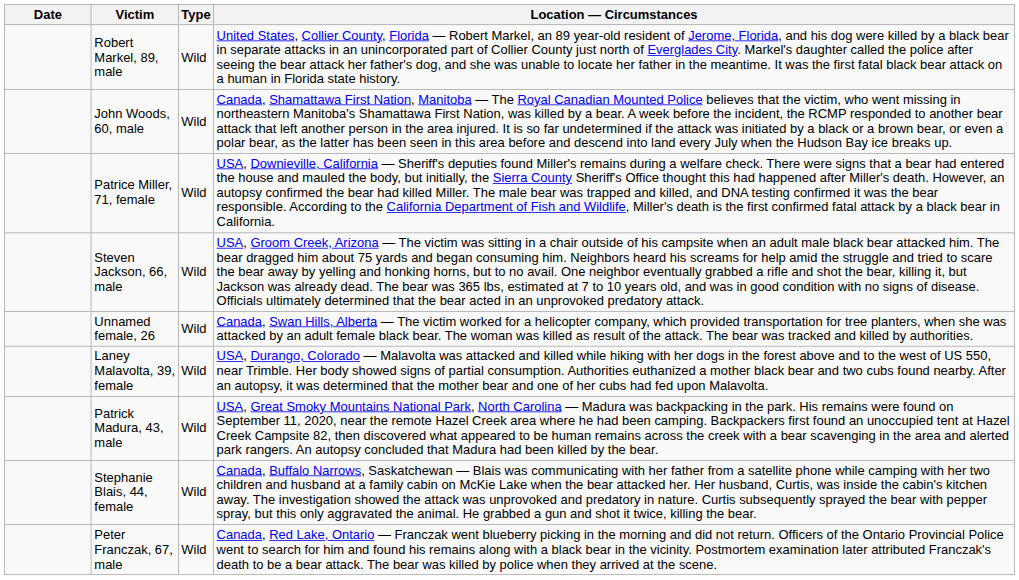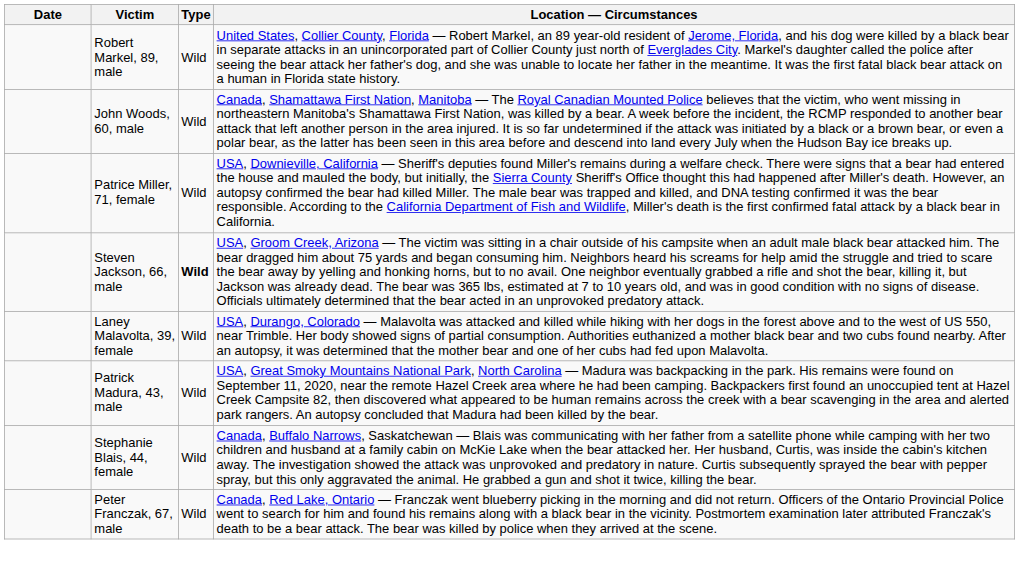(194, 271) normal -> (195, 271) bold
- row: (125, 328)
